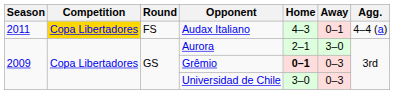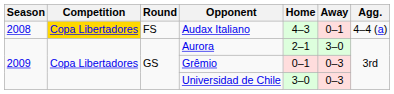(18, 30) 2011 -> (19, 30) 2008
(301, 64) bold -> (301, 64) normal
